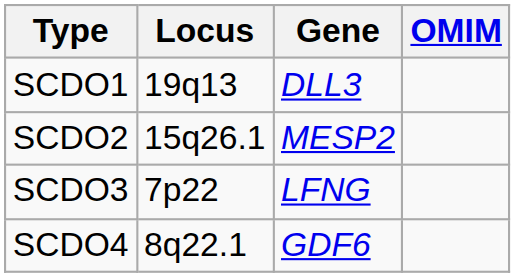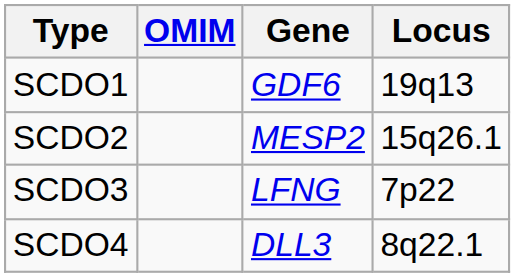columns swapped: (456, 31) <-> (205, 31)
(321, 84) DLL3 -> (296, 84) GDF6
(326, 244) GDF6 -> (291, 244) DLL3
